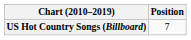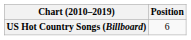(167, 27) 7 -> (167, 27) 6
